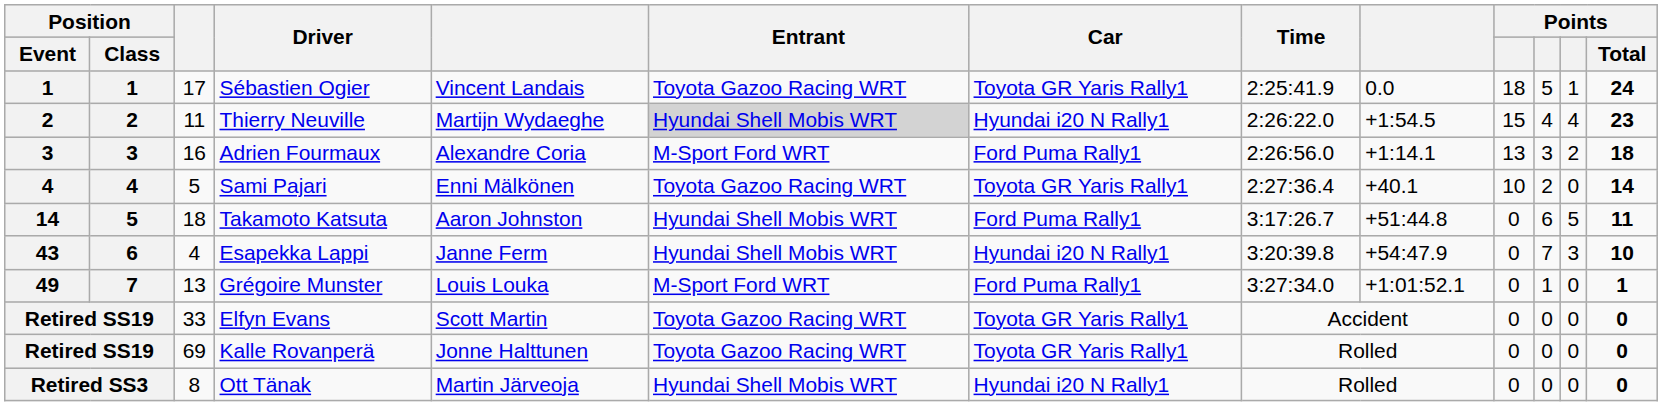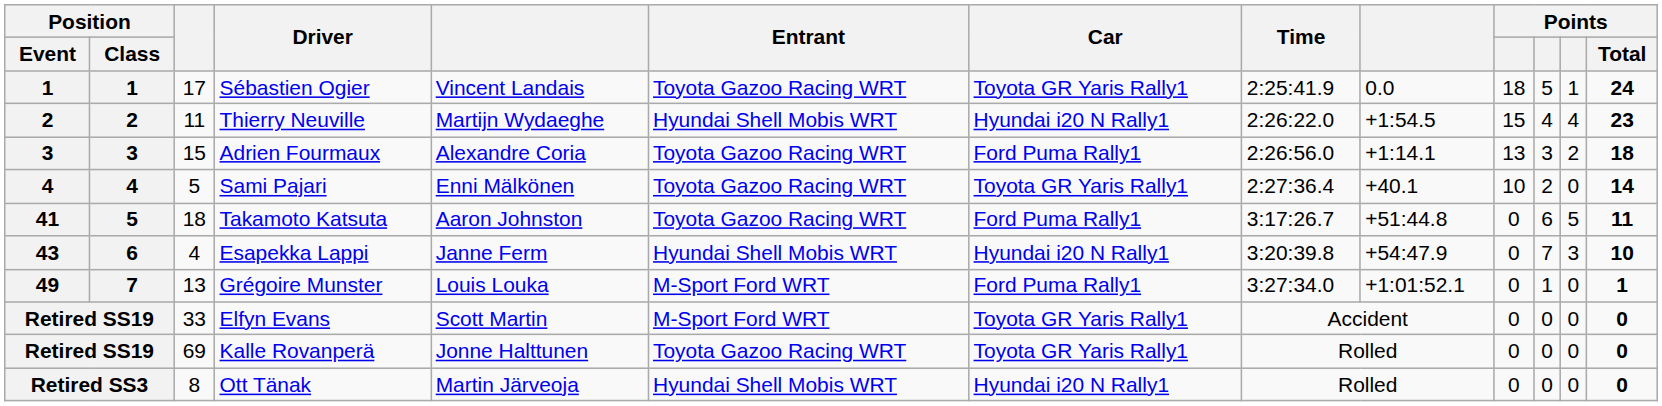(775, 120) lightgrey background -> (775, 120) no background
(194, 153) 16 -> (194, 153) 15
(741, 153) M-Sport Ford WRT -> (780, 153) Toyota Gazoo Racing WRT
(47, 219) 14 -> (47, 219) 41
(775, 219) Hyundai Shell Mobis WRT -> (780, 219) Toyota Gazoo Racing WRT
(780, 318) Toyota Gazoo Racing WRT -> (741, 318) M-Sport Ford WRT
